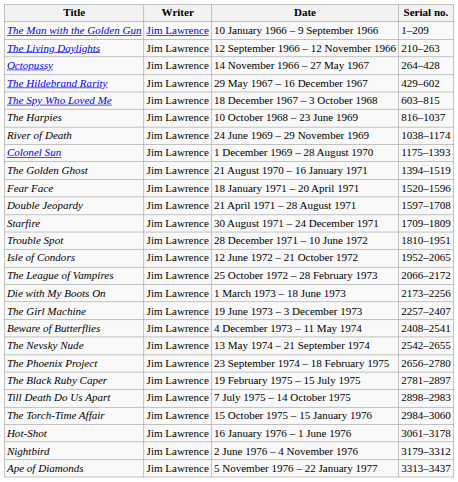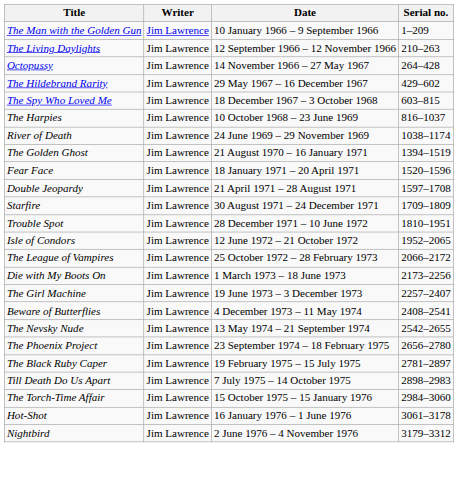- row: (34, 153)
- row: (45, 468)
